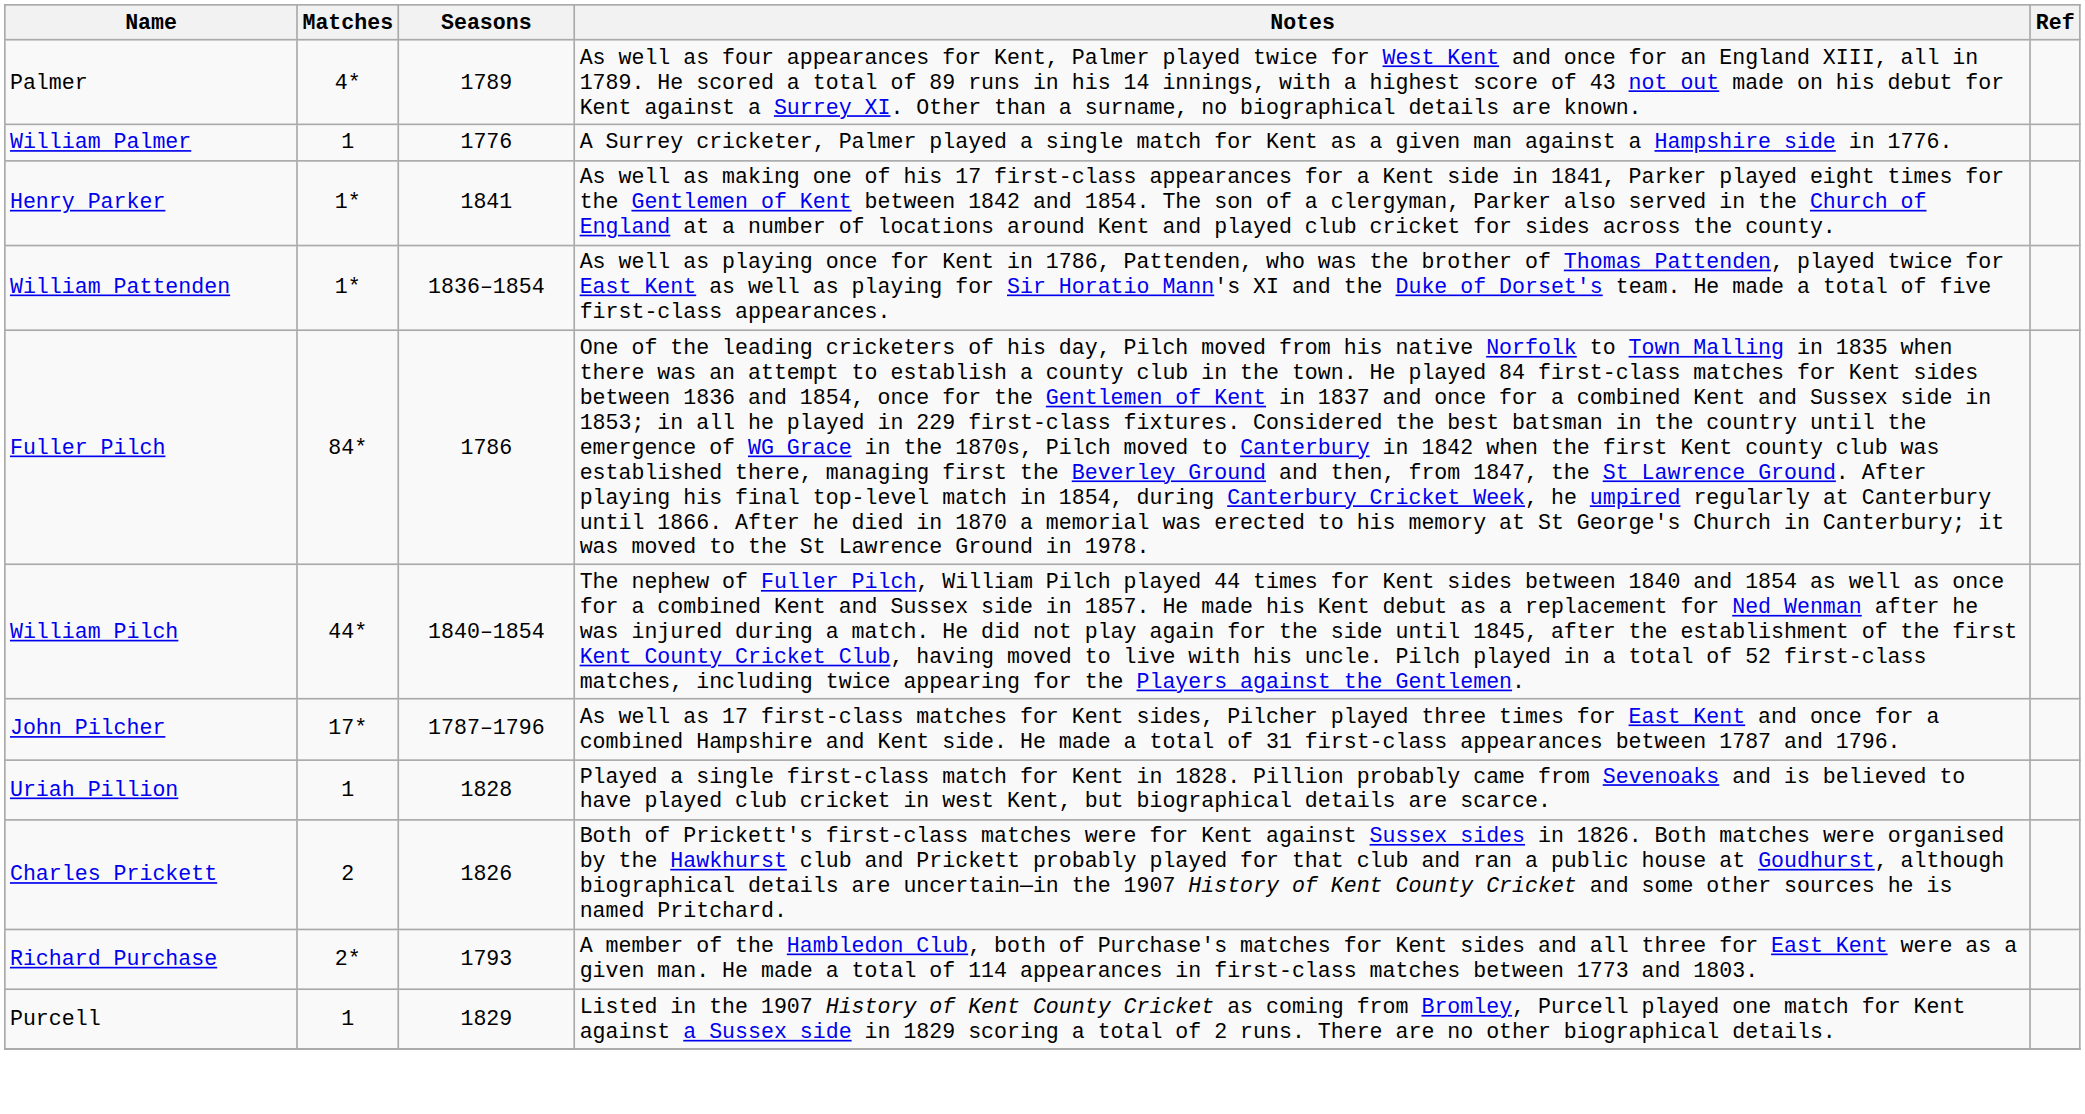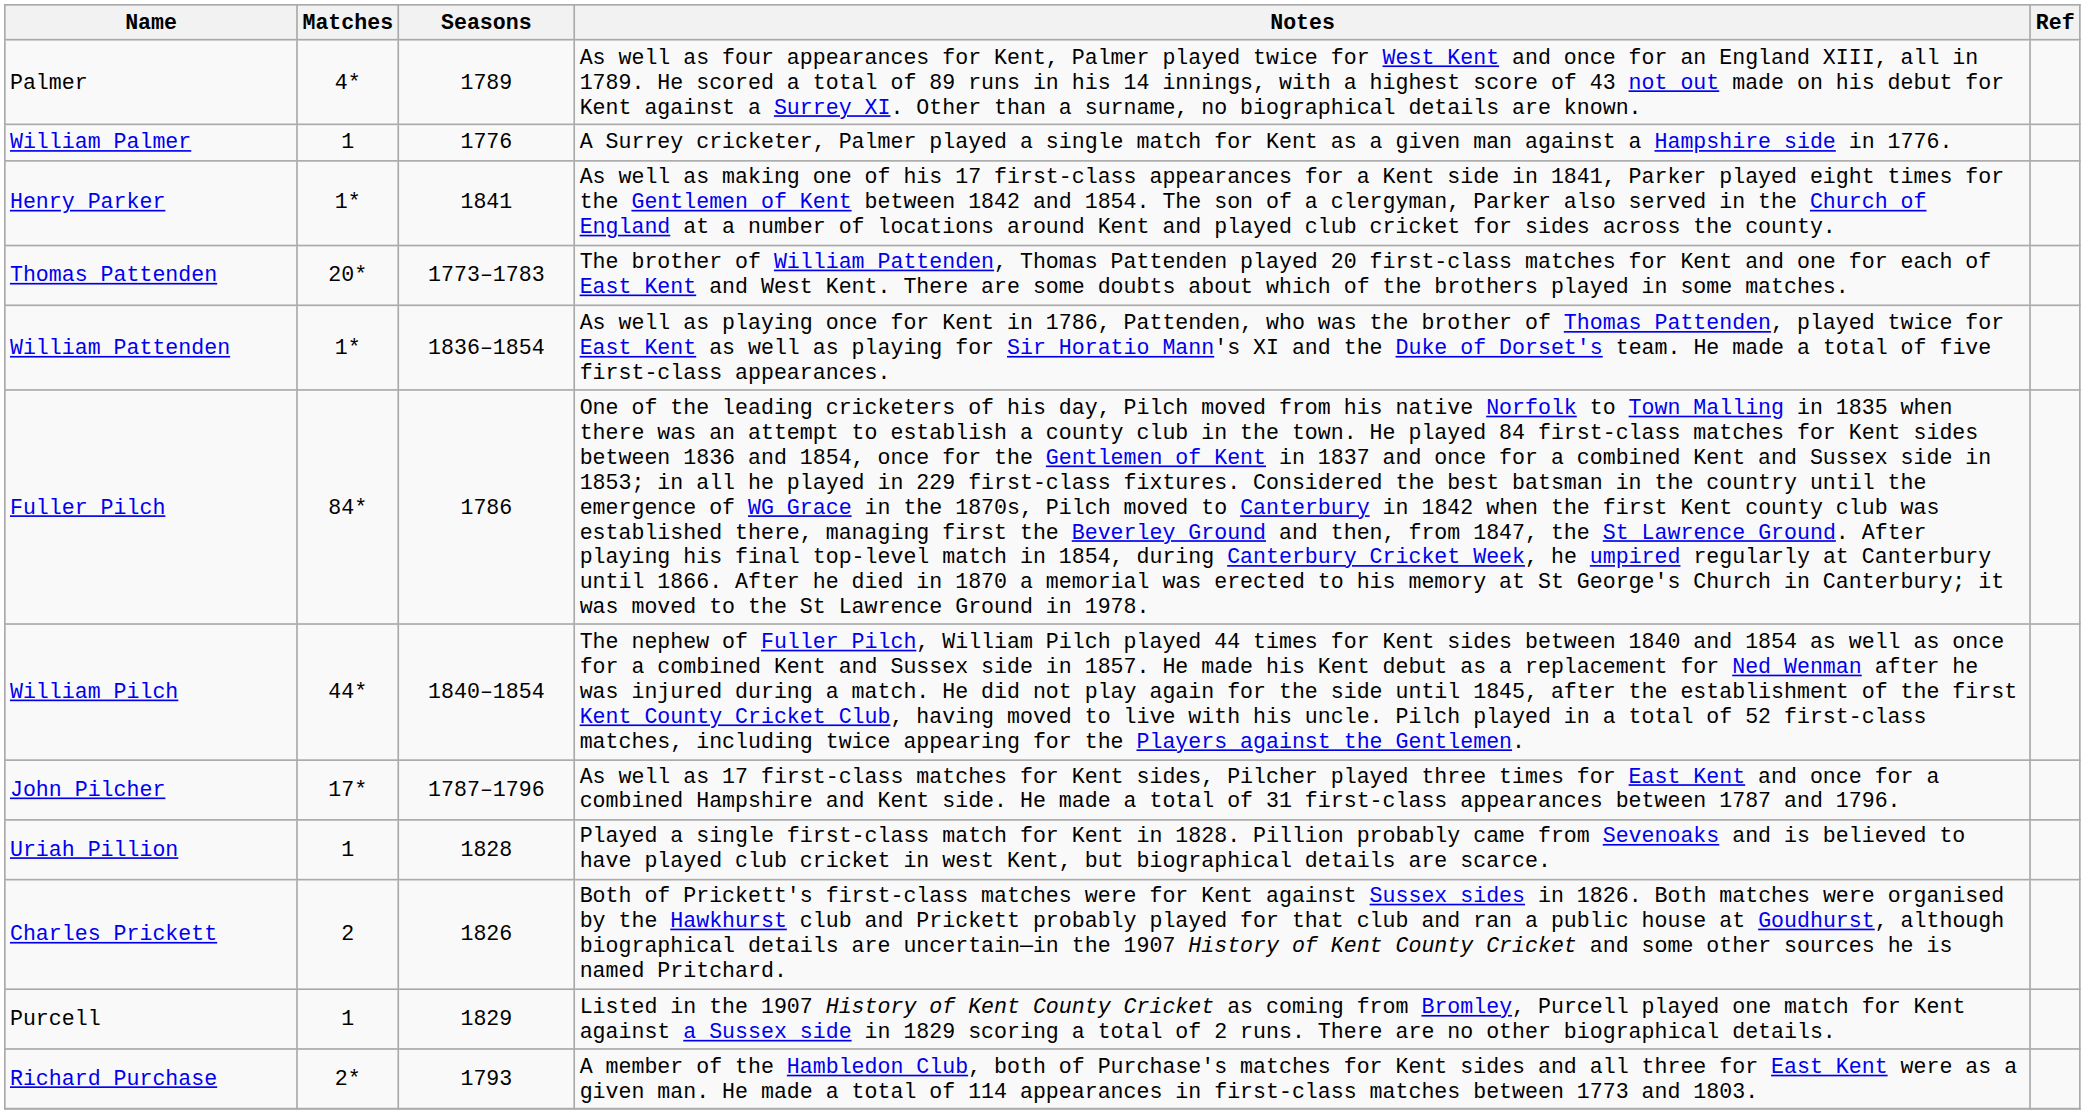+ row: (114, 275)
rows swapped: (55, 1019) <-> (114, 959)
